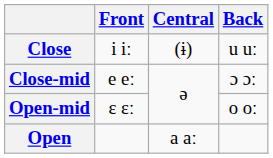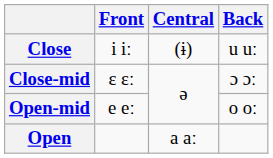(121, 78) e eː -> (121, 78) ɛ ɛː
(121, 108) ɛ ɛː -> (121, 108) e eː
